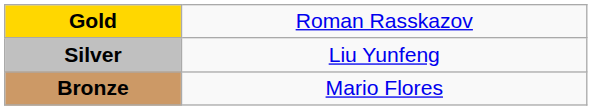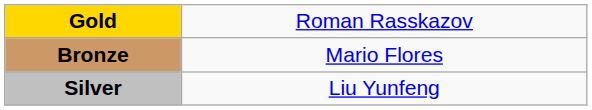rows swapped: (93, 54) <-> (93, 88)
